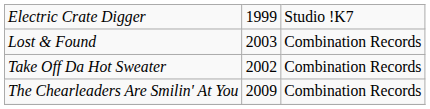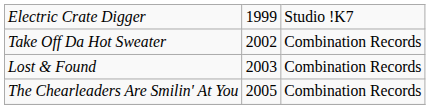rows swapped: (87, 66) <-> (52, 41)
(261, 91) 2009 -> (261, 91) 2005
